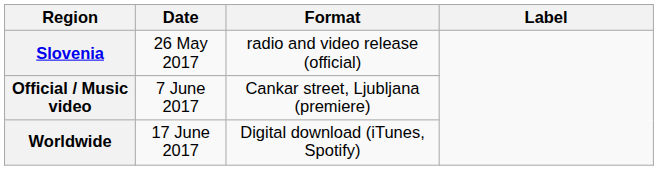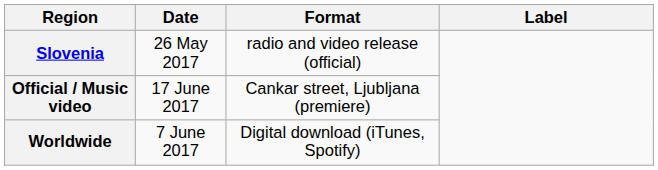(181, 97) 7 June 2017 -> (181, 97) 17 June 2017
(181, 142) 17 June 2017 -> (181, 142) 7 June 2017
